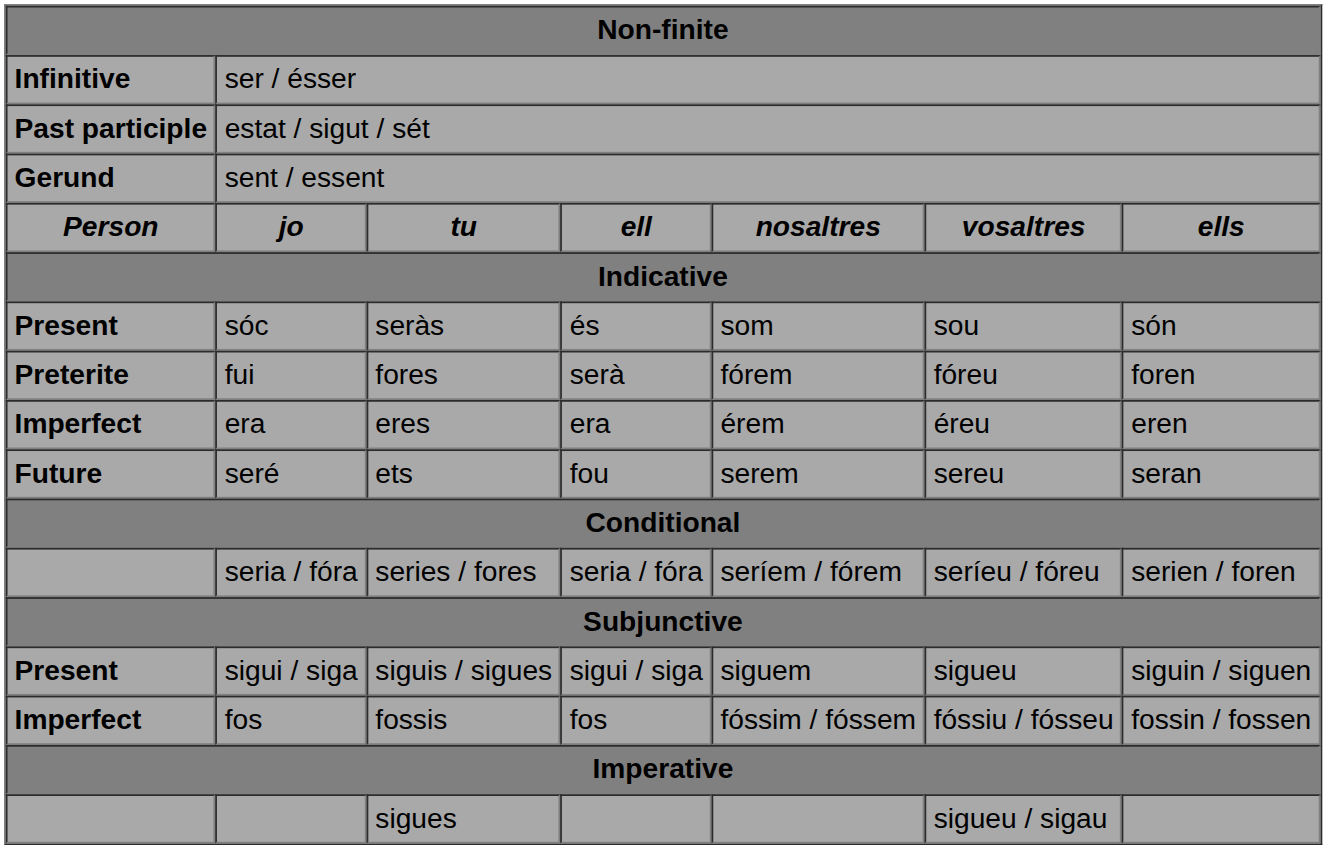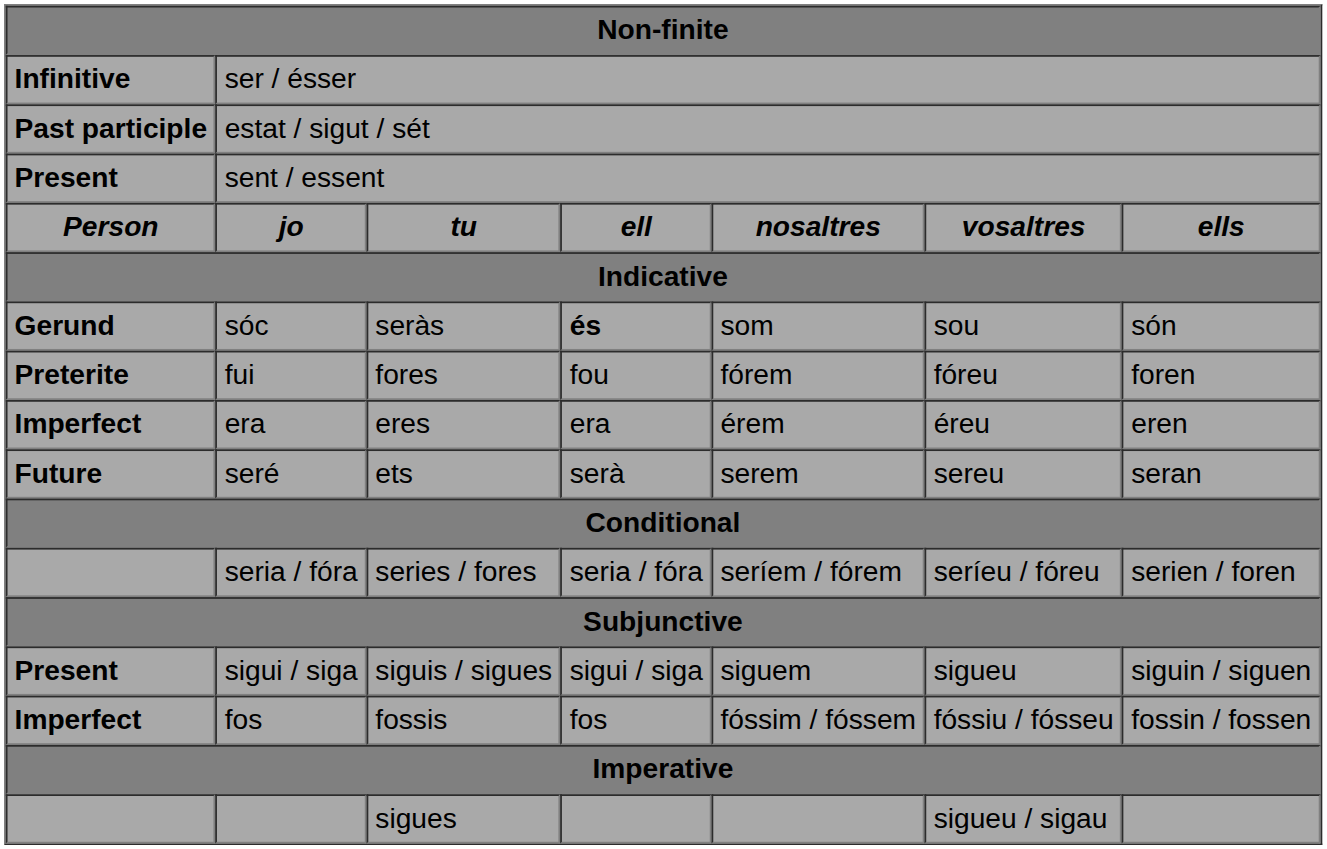(65, 177) Gerund -> (66, 177) Present
(66, 325) Present -> (65, 325) Gerund
(585, 325) normal -> (585, 325) bold
(597, 374) serà -> (589, 374) fou
(589, 473) fou -> (597, 473) serà
